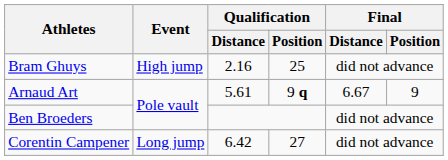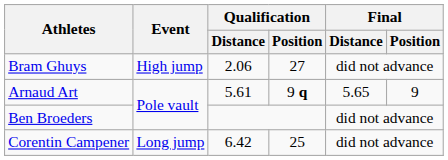(238, 67) 2.16 -> (238, 67) 2.06
(297, 67) 25 -> (297, 67) 27
(356, 92) 6.67 -> (356, 92) 5.65
(297, 143) 27 -> (297, 143) 25
